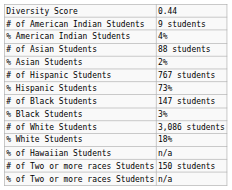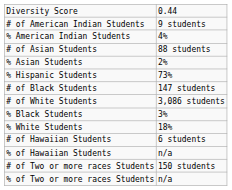- row: (59, 75)
rows swapped: (44, 114) <-> (52, 127)
+ row: (59, 140)
